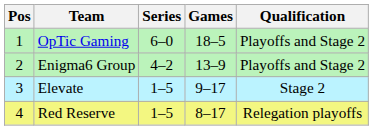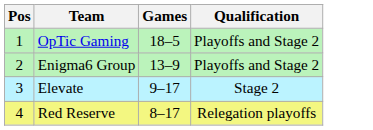- column: (162, 16)
